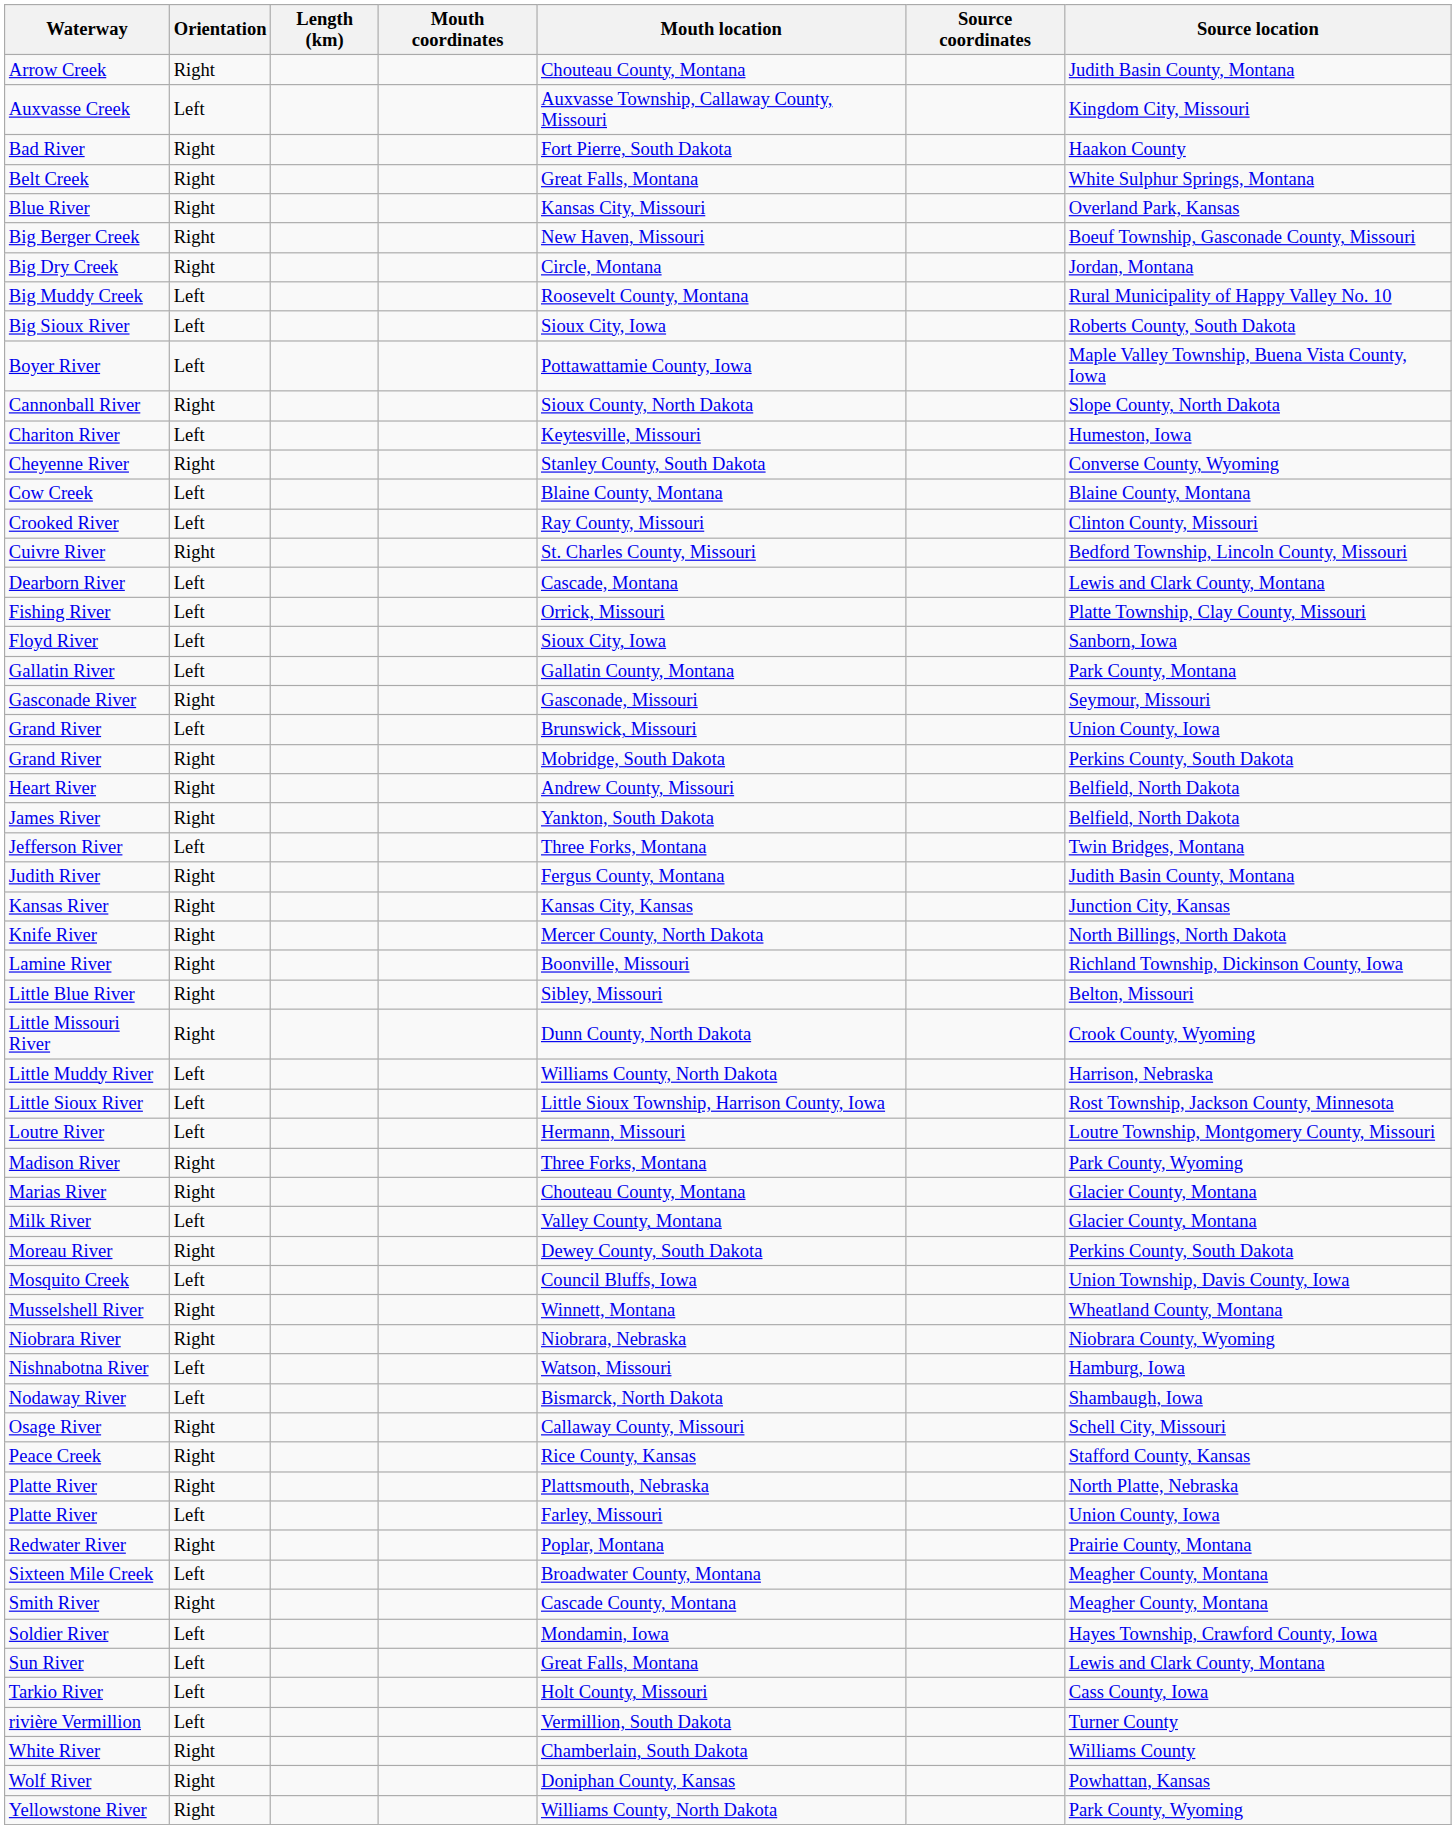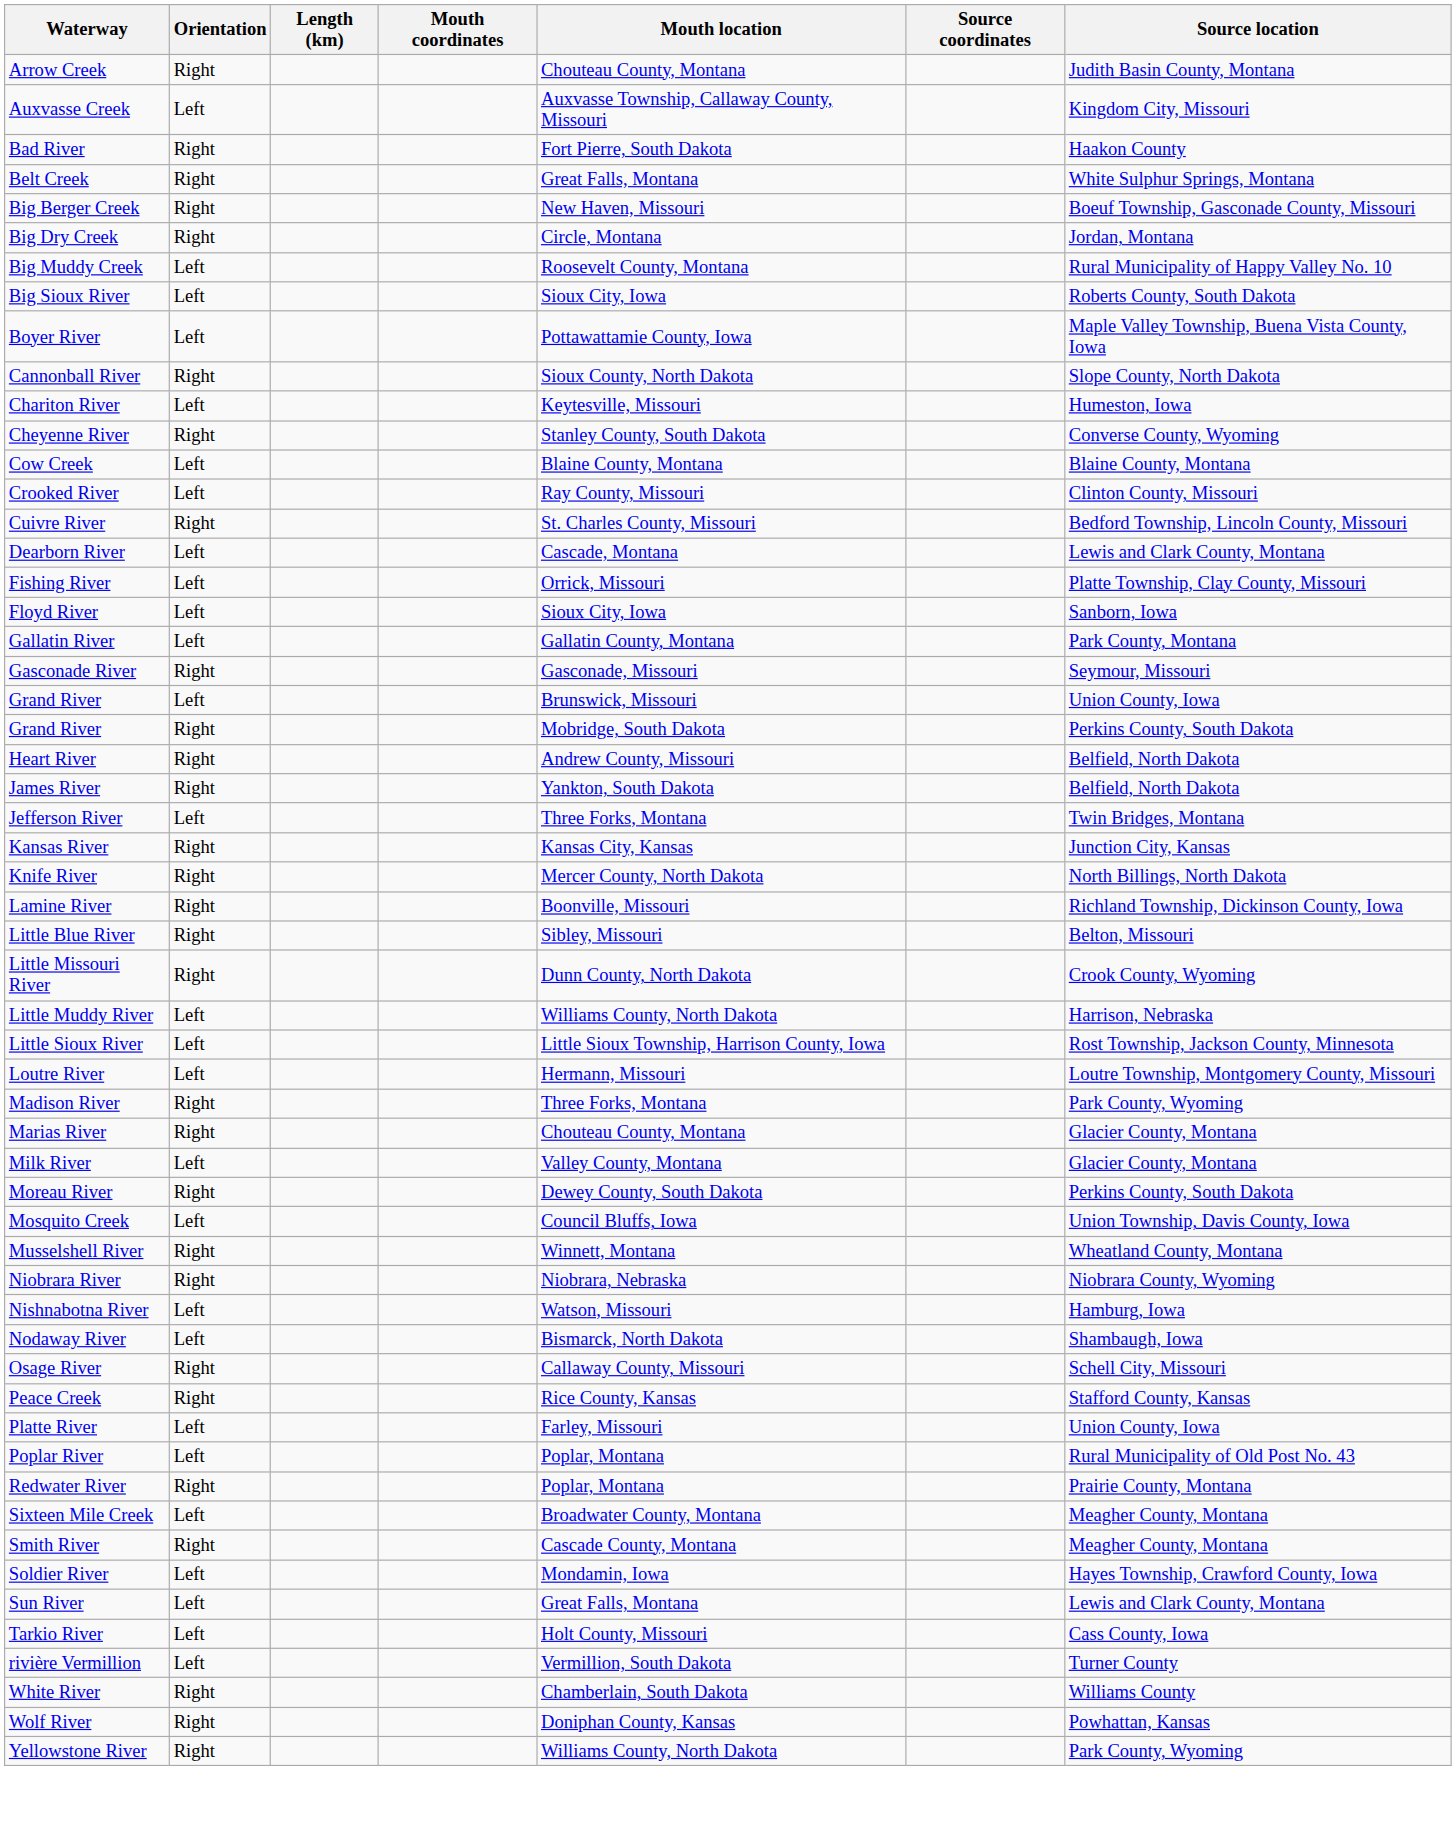- row: (49, 208)
- row: (54, 876)
- row: (53, 1486)
+ row: (56, 1456)
